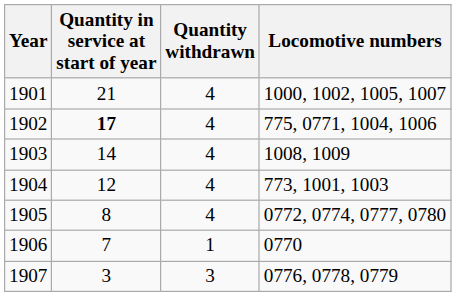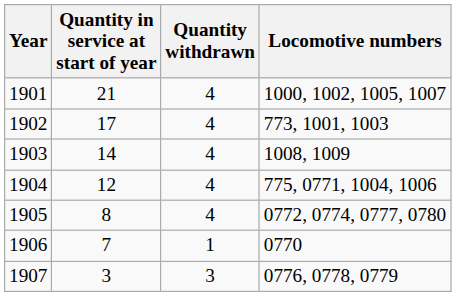(106, 123) bold -> (106, 123) normal
(350, 123) 775, 0771, 1004, 1006 -> (326, 123) 773, 1001, 1003
(326, 184) 773, 1001, 1003 -> (350, 184) 775, 0771, 1004, 1006
